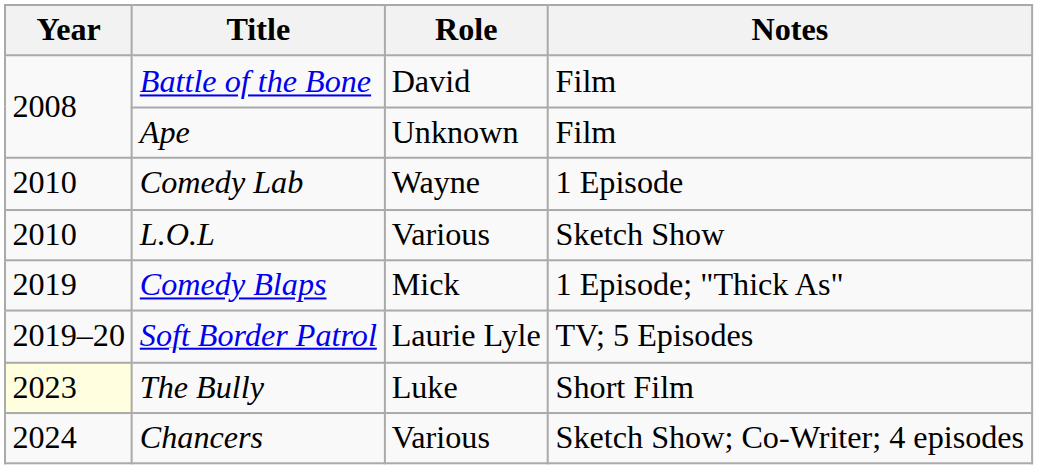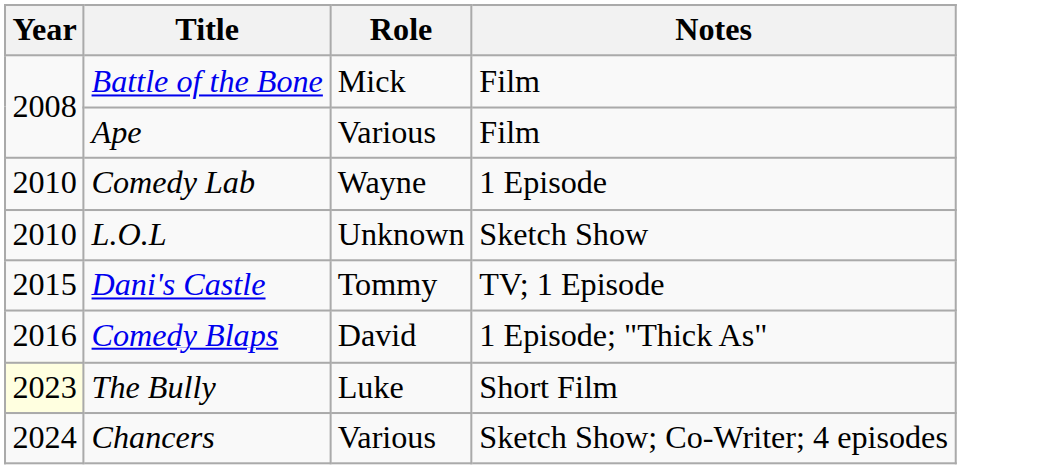(431, 81) David -> (372, 81) Mick
(455, 132) Unknown -> (387, 132) Various
(441, 234) Various -> (401, 234) Unknown
+ row: (179, 285)
(45, 285) 2019 -> (45, 336) 2016
(426, 285) Mick -> (377, 336) David
- row: (258, 336)
